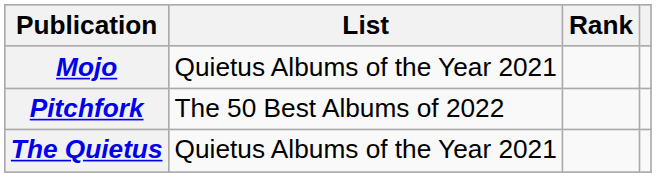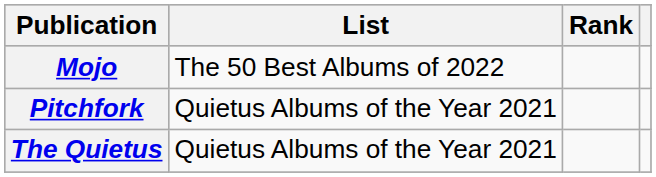(366, 66) Quietus Albums of the Year 2021 -> (339, 66) The 50 Best Albums of 2022
(339, 108) The 50 Best Albums of 2022 -> (366, 108) Quietus Albums of the Year 2021
